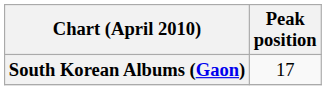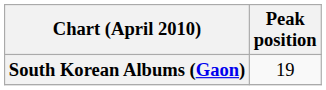(285, 69) 17 -> (285, 69) 19
